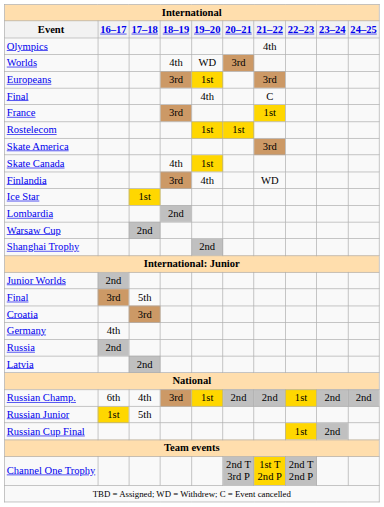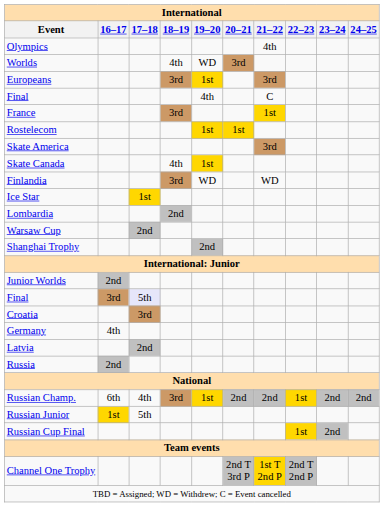(207, 180) 4th -> (207, 180) WD
(145, 297) no background -> (145, 297) lavender background
rows swapped: (20, 364) <-> (21, 347)
